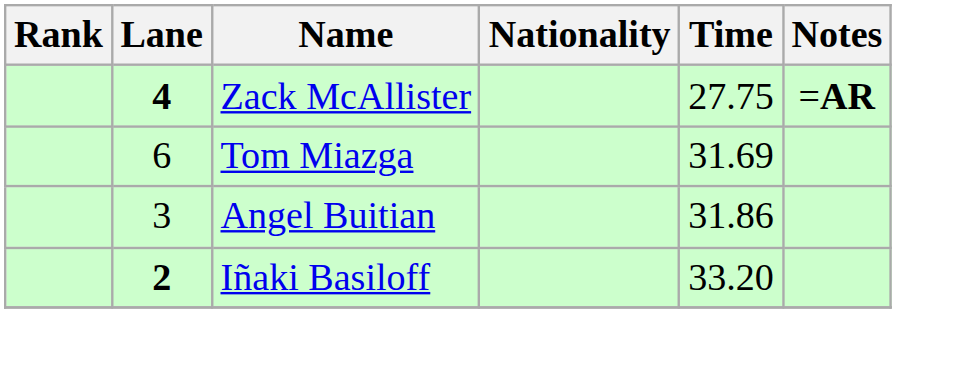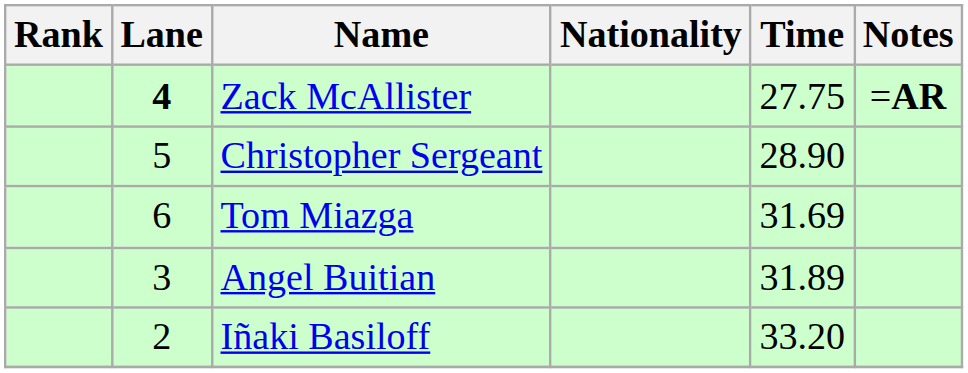+ row: (381, 155)
(731, 215) 31.86 -> (802, 276) 31.89
(162, 276) bold -> (162, 336) normal
